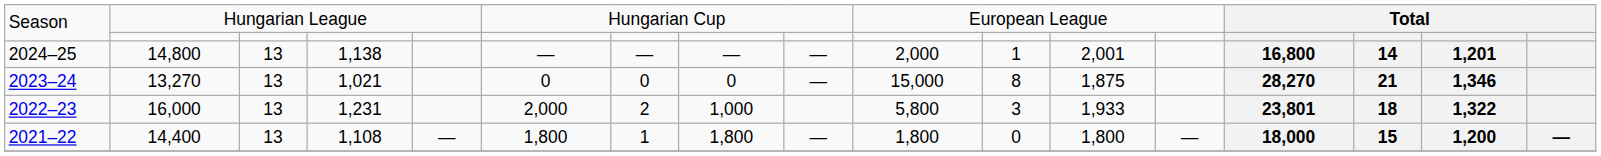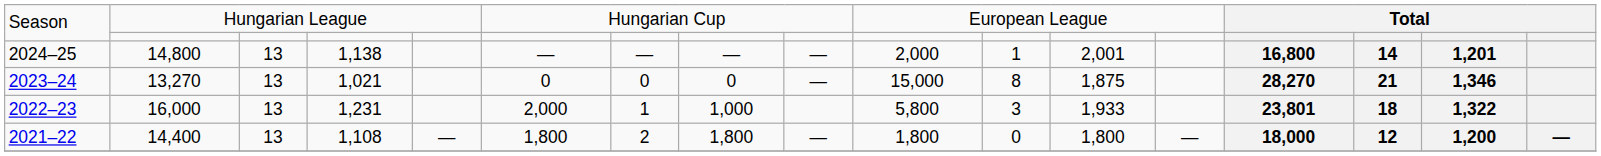(645, 110) 2 -> (645, 110) 1
(645, 137) 1 -> (645, 137) 2
(1387, 137) 15 -> (1387, 137) 12
